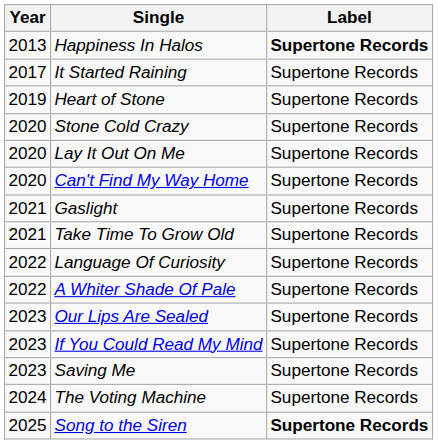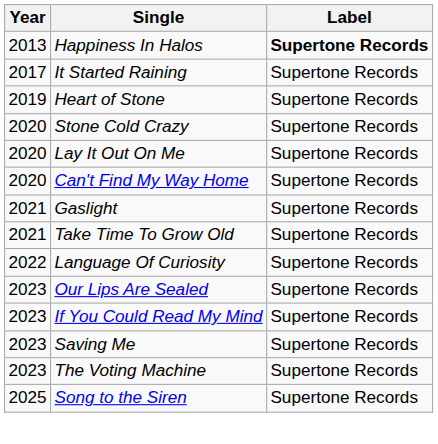- row: (145, 289)
(28, 398) 2024 -> (28, 371) 2023
(349, 425) bold -> (344, 398) normal
